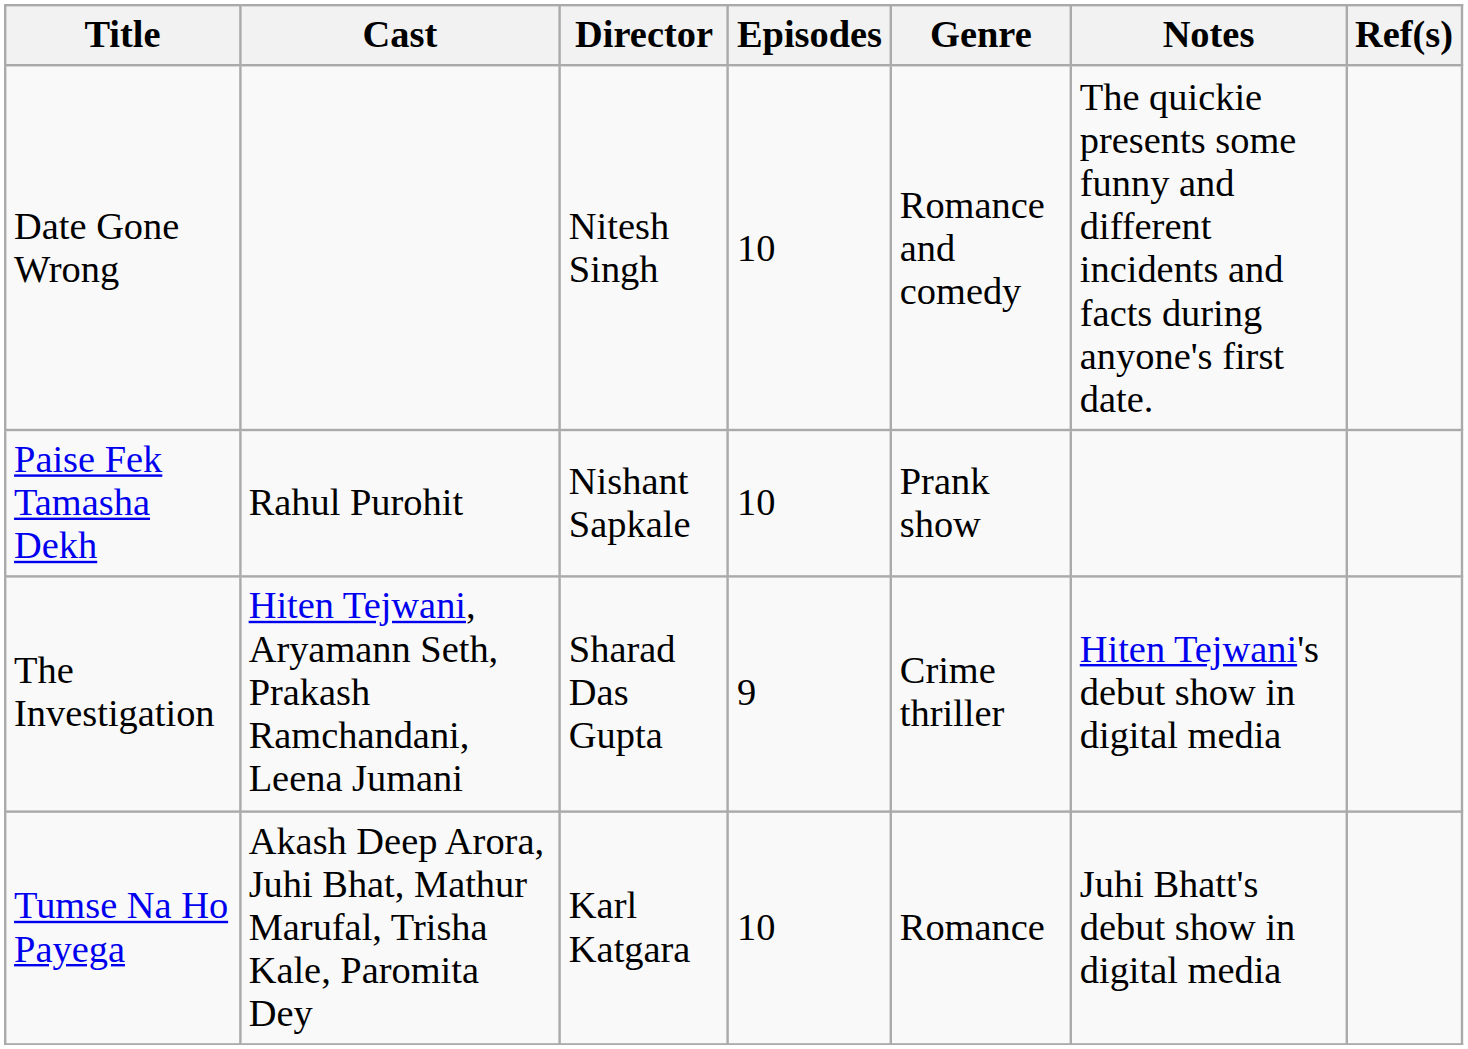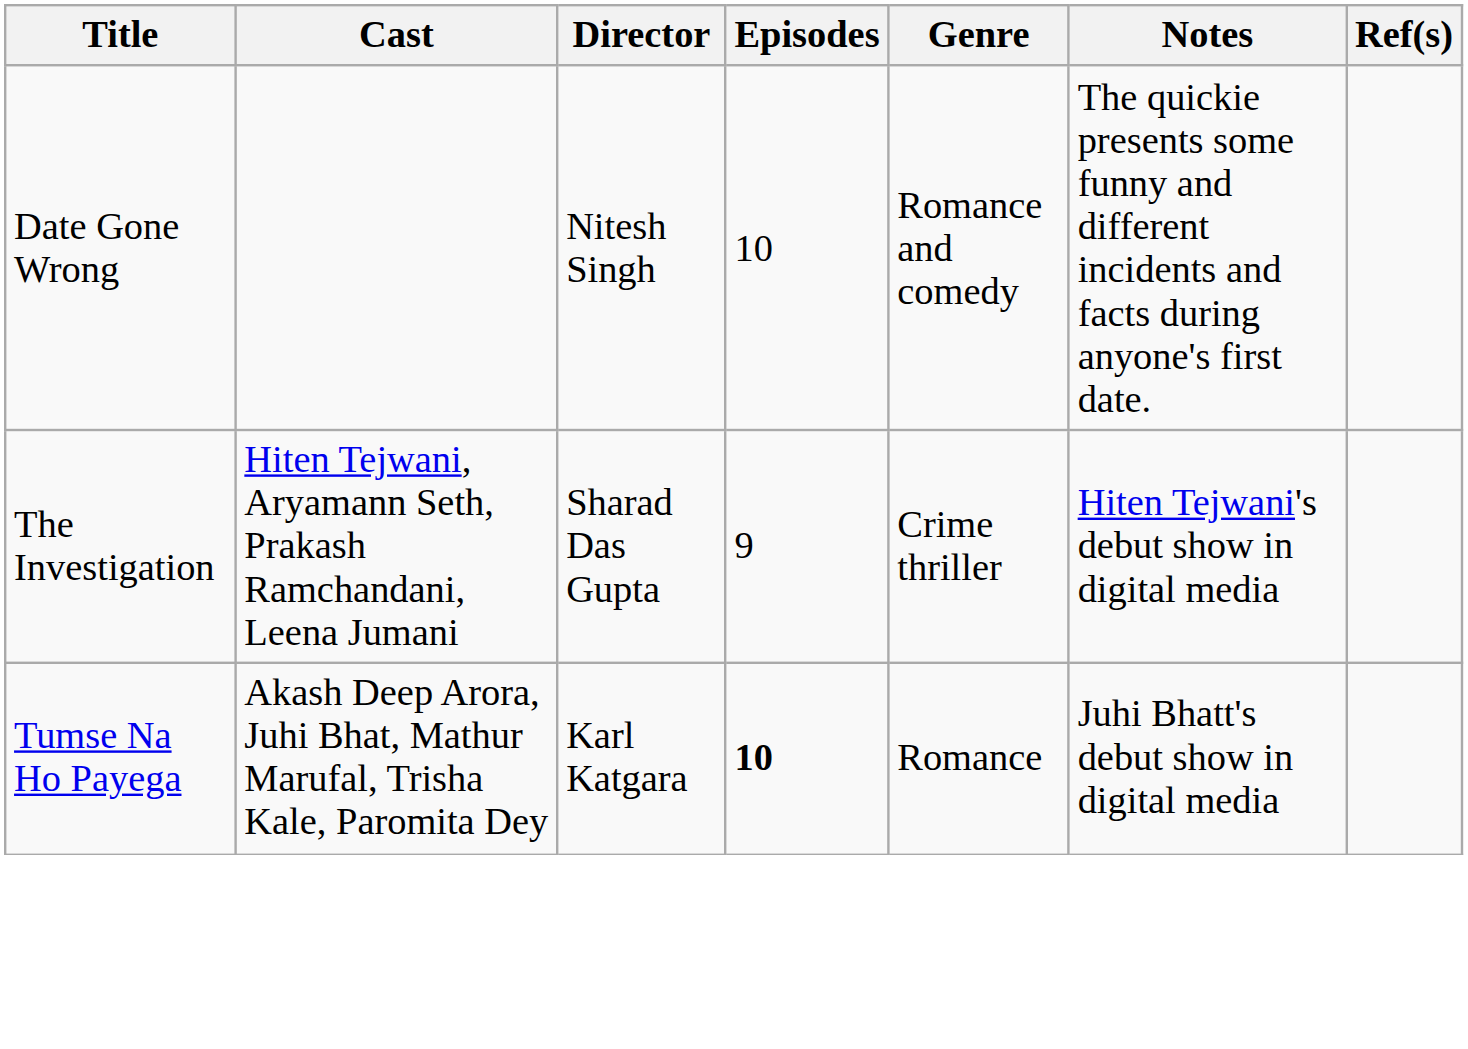- row: (88, 502)
(756, 926) normal -> (754, 757) bold
